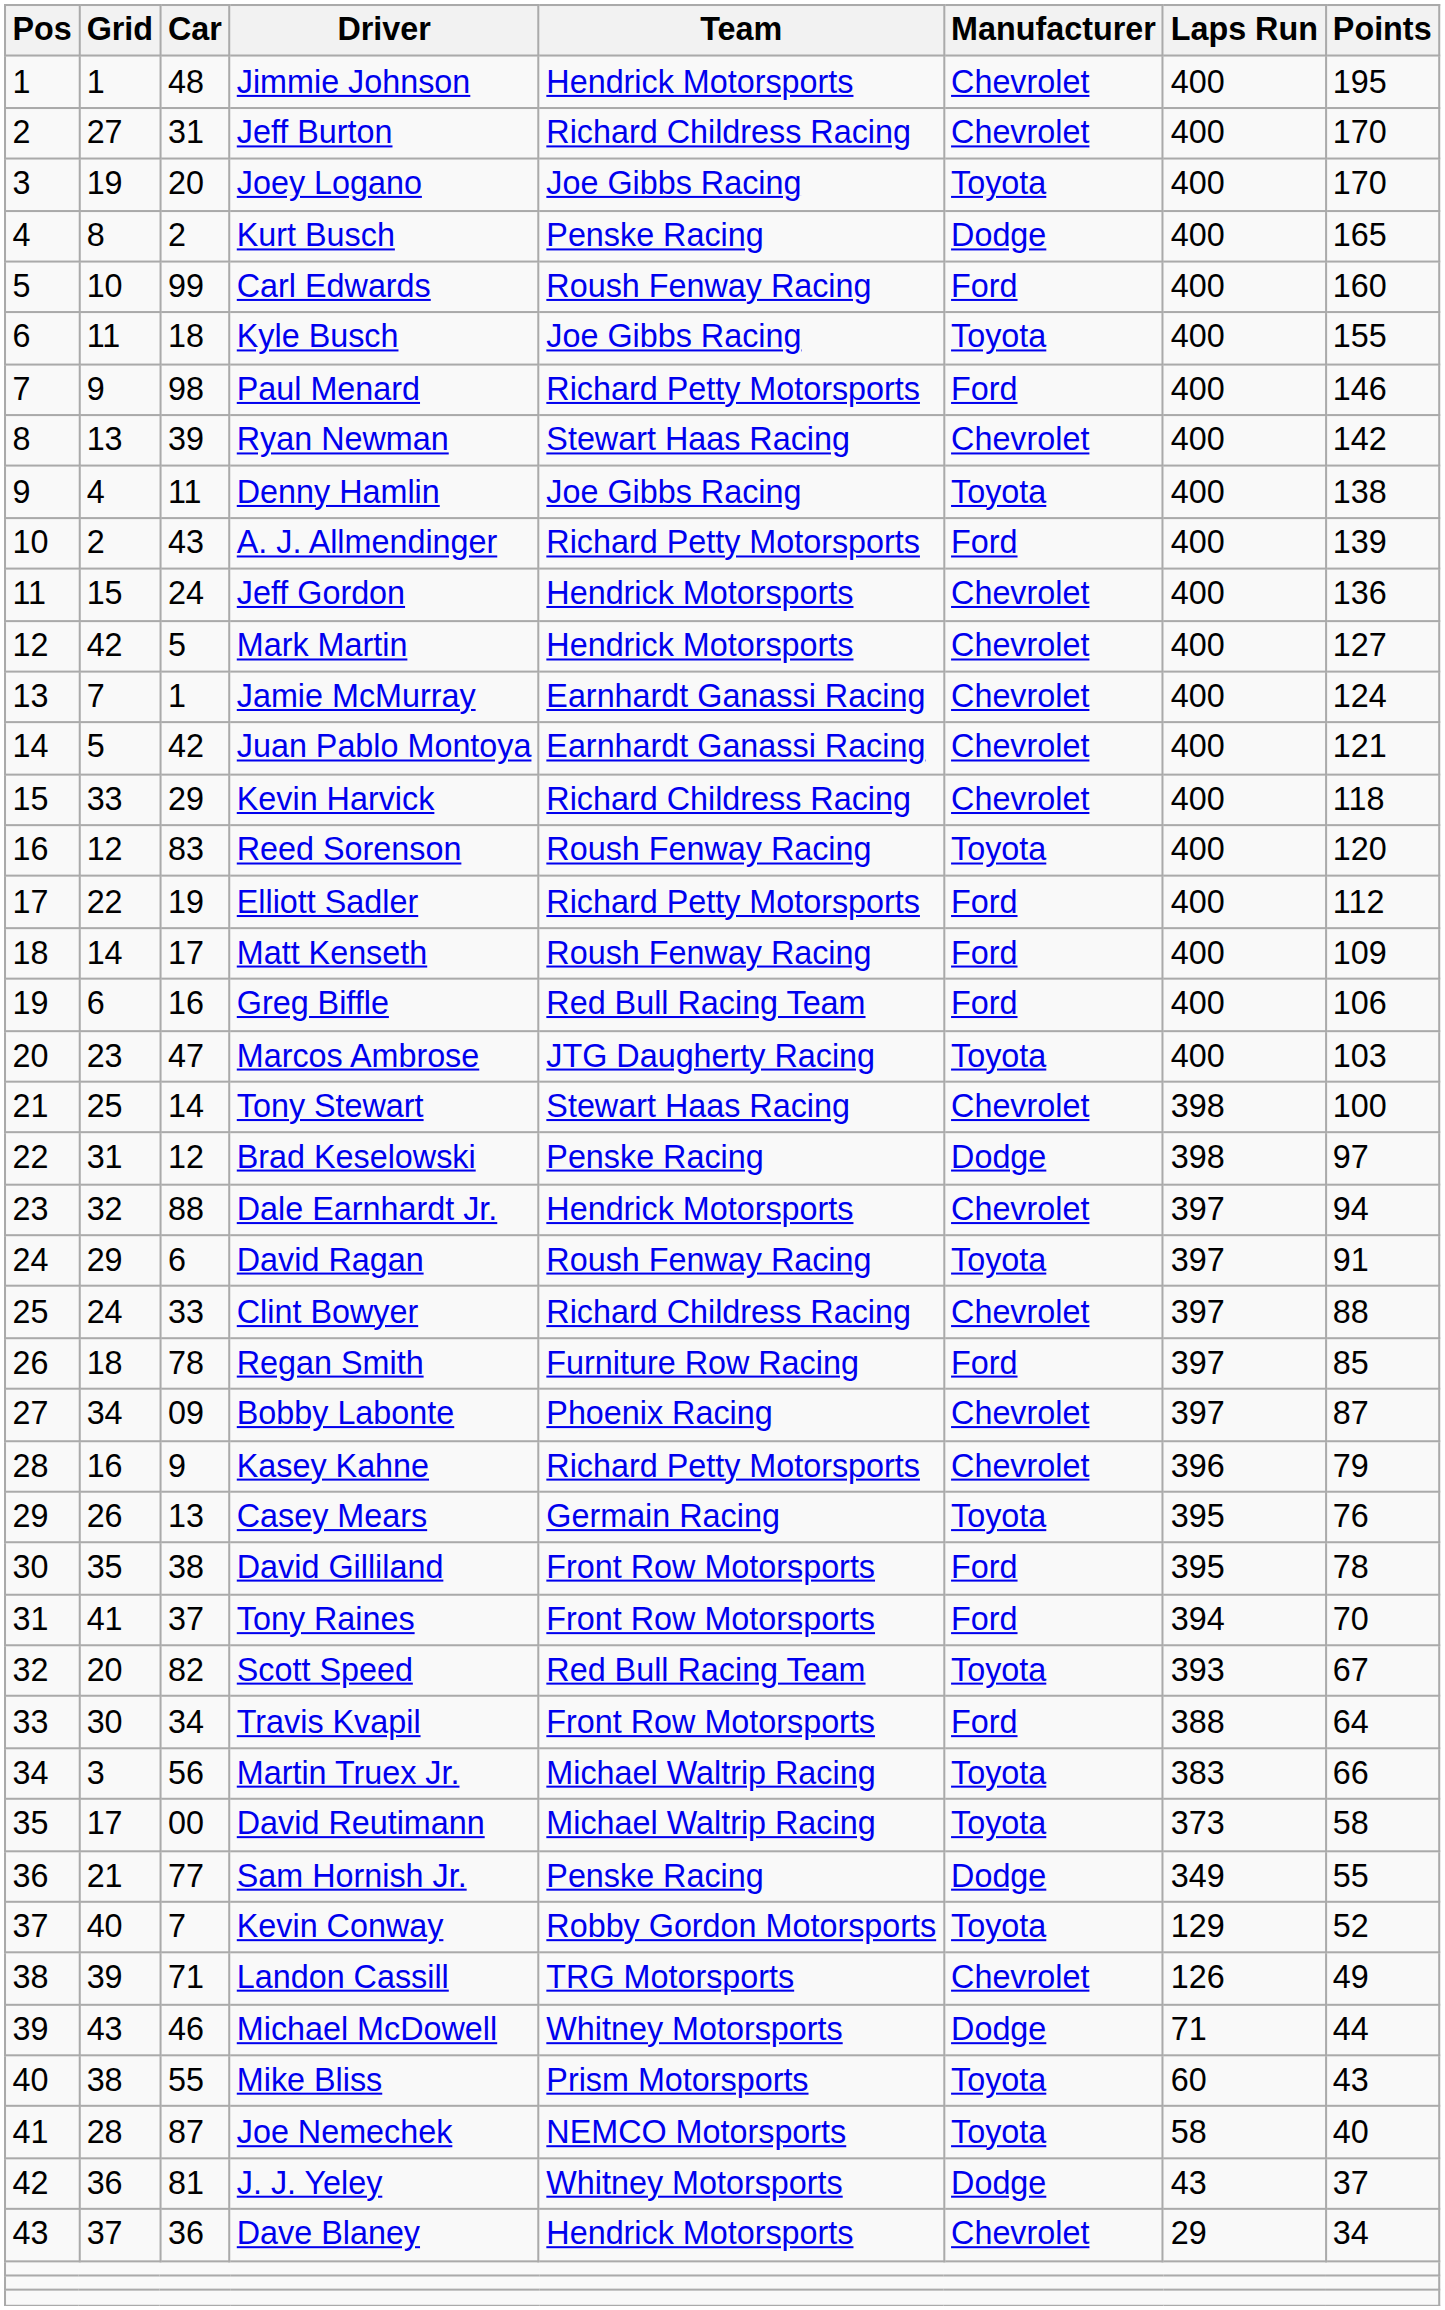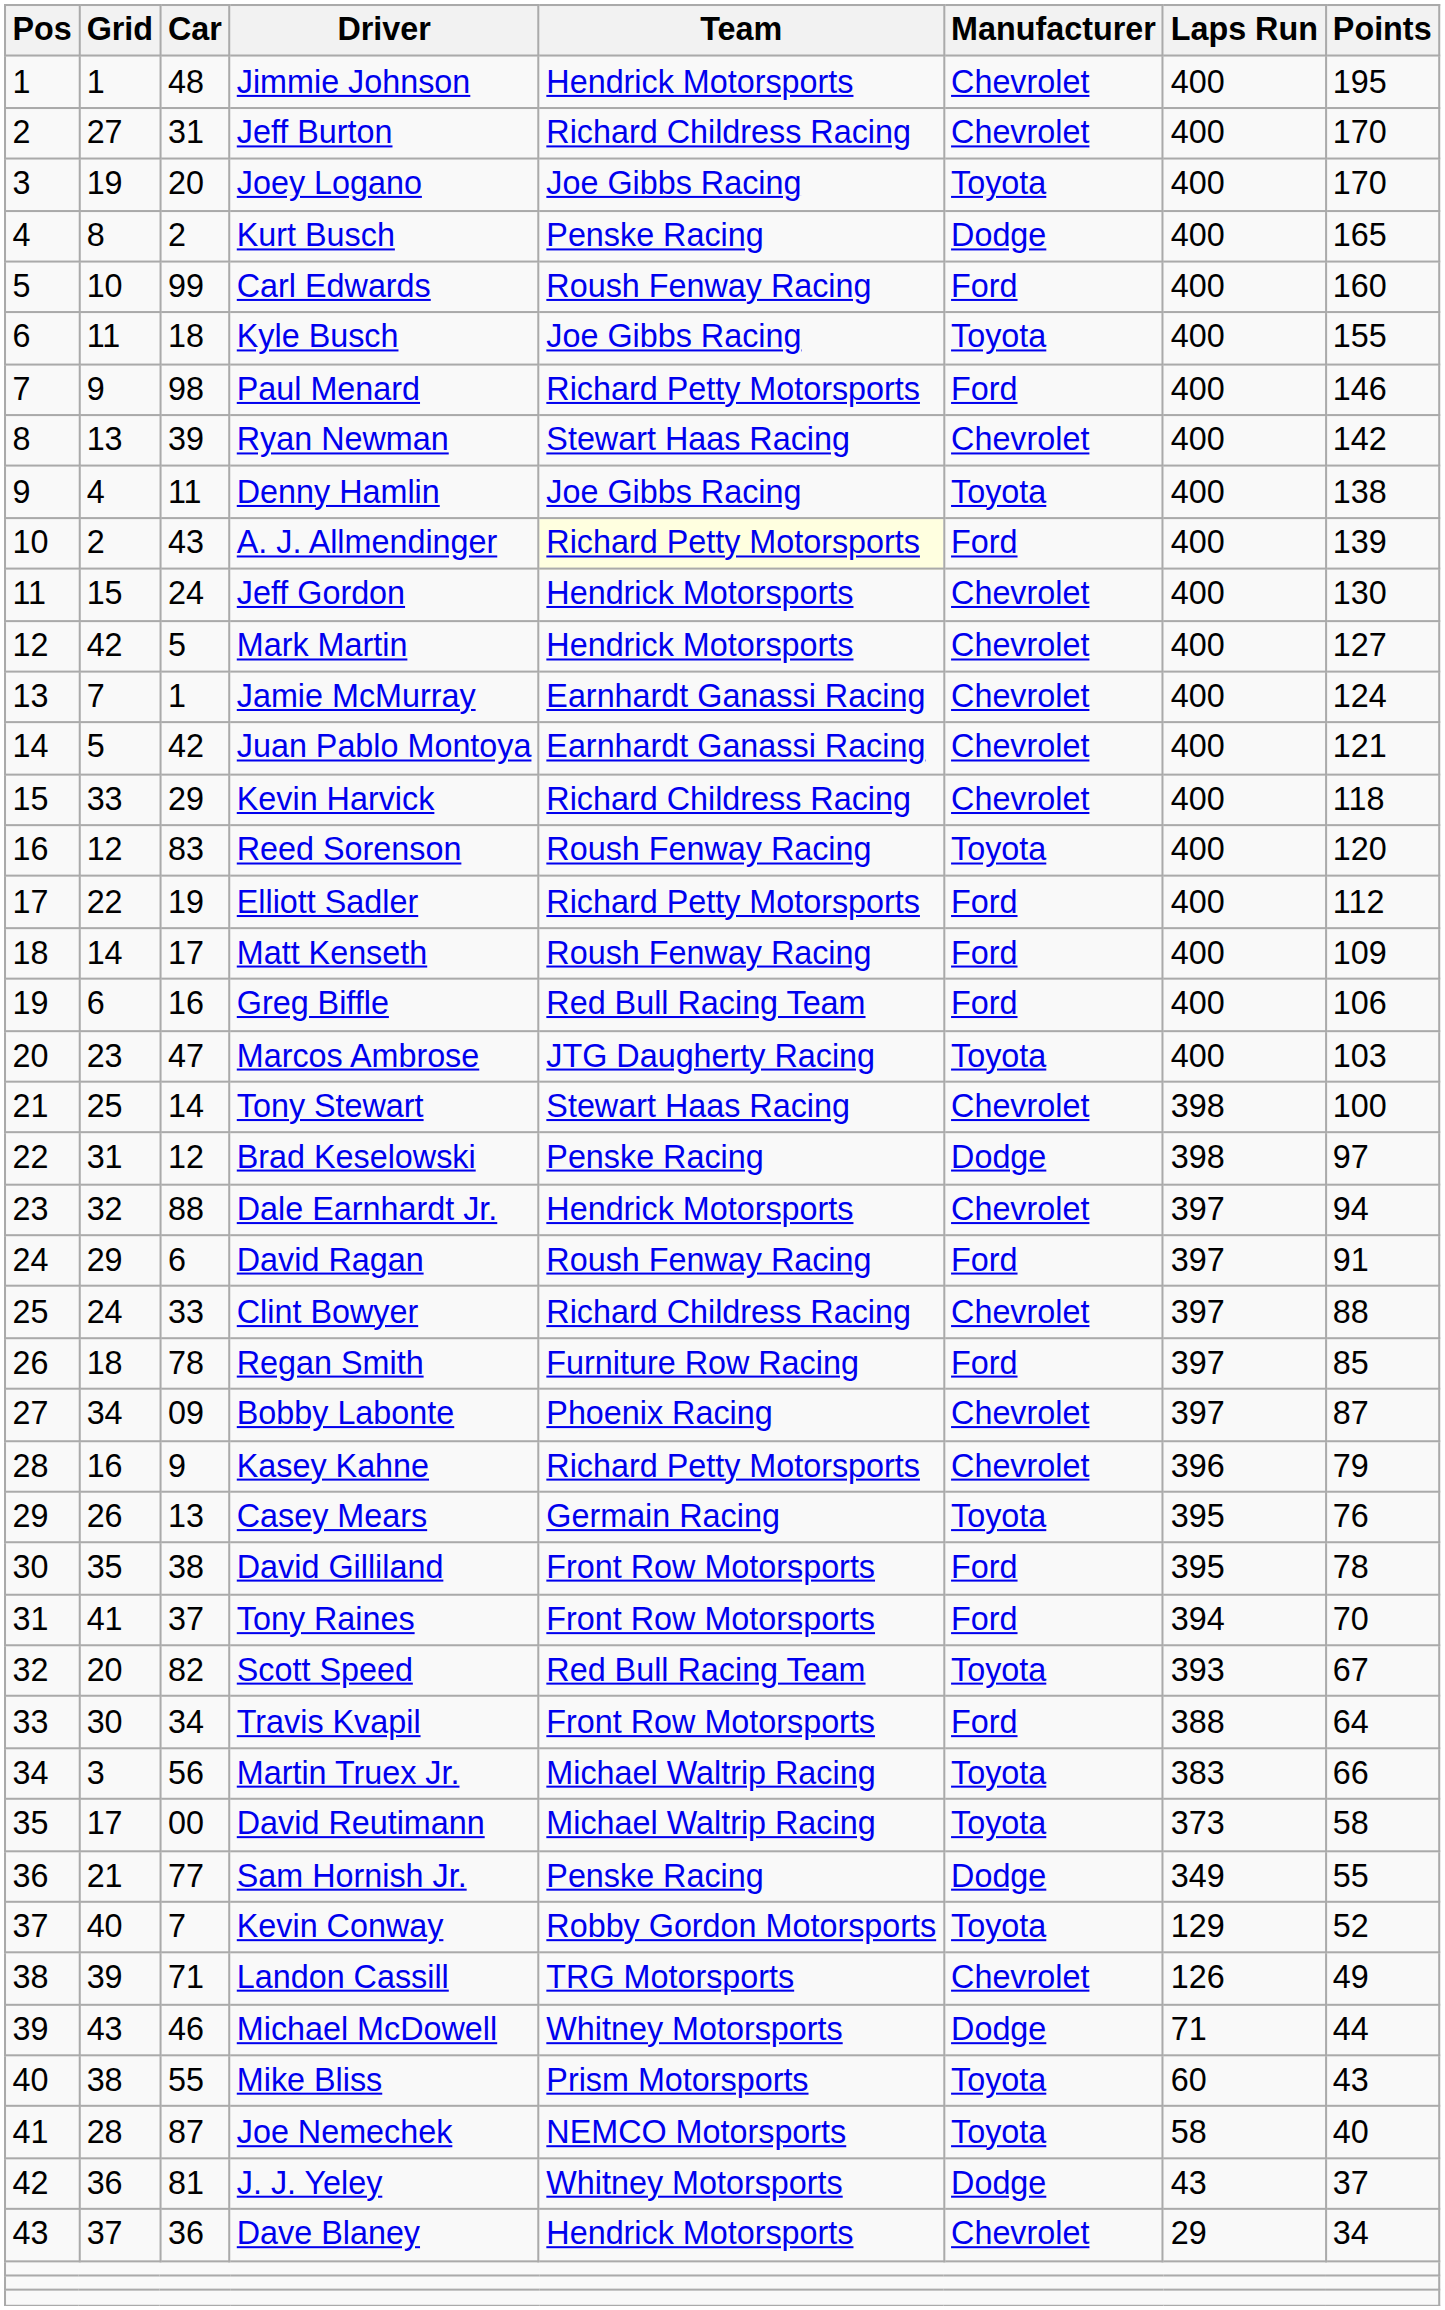(733, 542) no background -> (733, 542) lightyellow background
(1360, 593) 136 -> (1360, 593) 130
(999, 1260) Toyota -> (984, 1260) Ford
